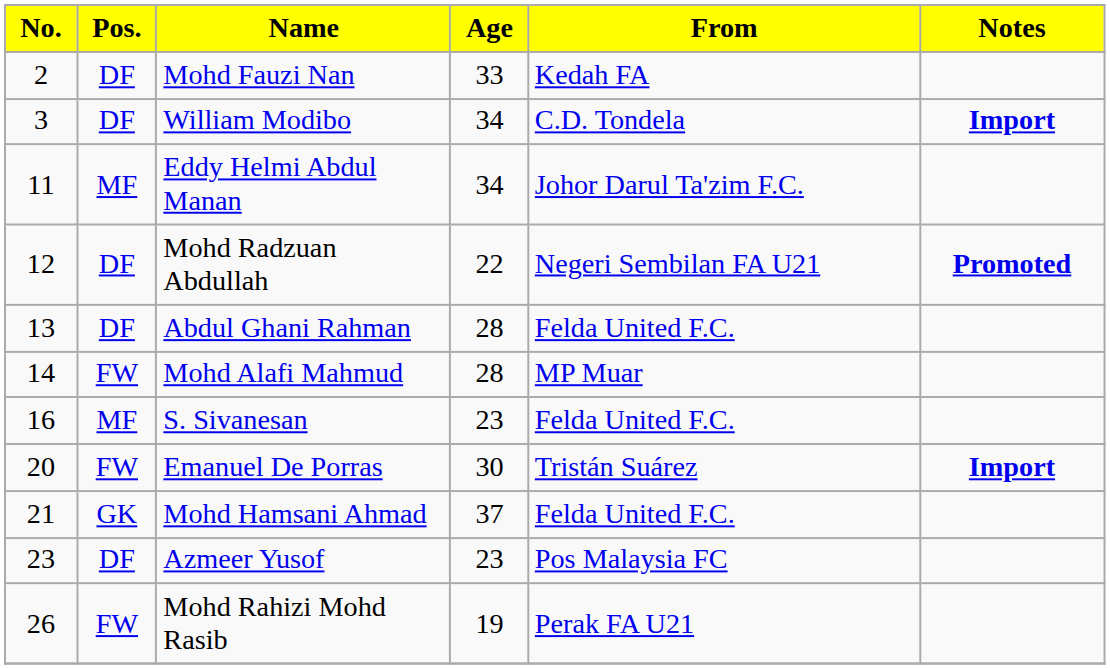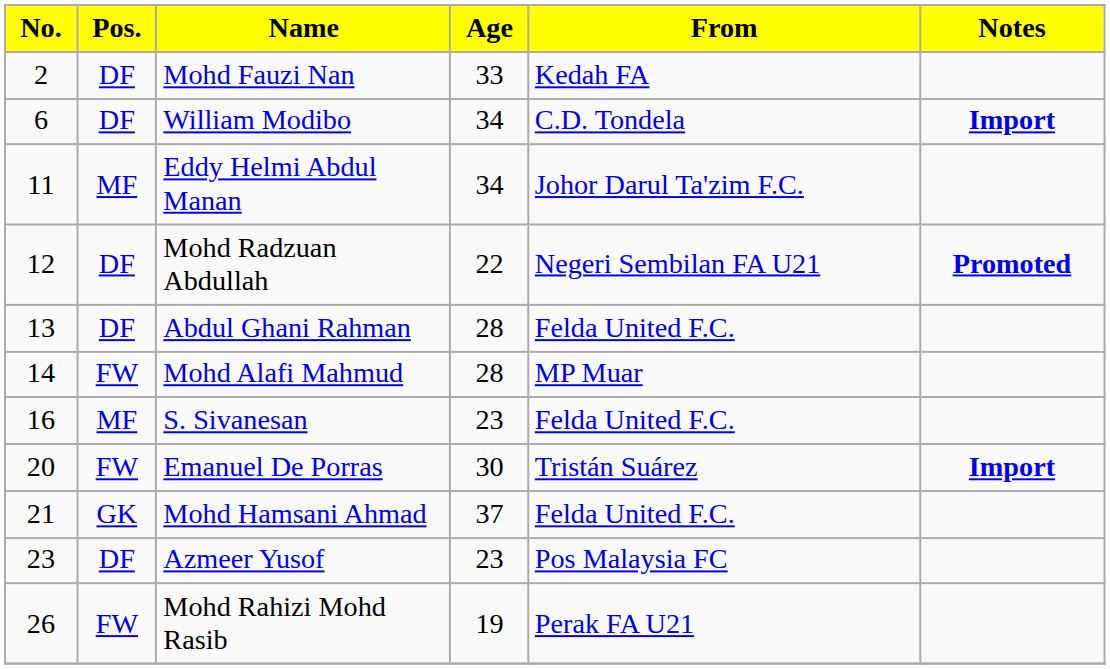(41, 121) 3 -> (41, 121) 6
